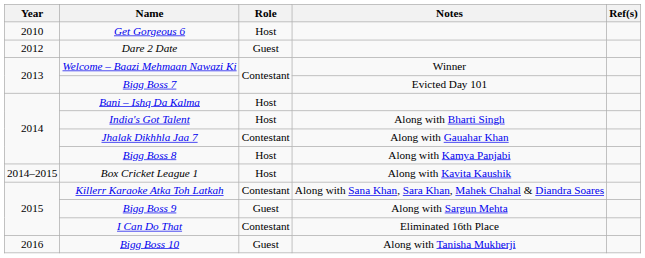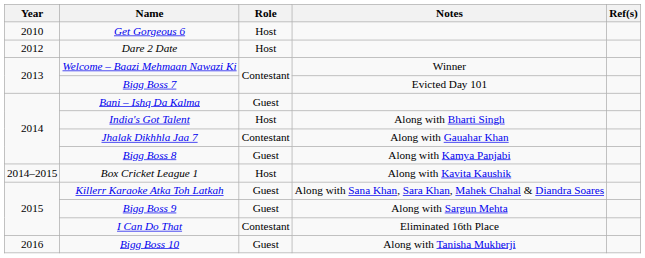(266, 48) Guest -> (266, 48) Host
(266, 102) Host -> (266, 102) Guest
(266, 155) Host -> (266, 155) Guest
(266, 191) Contestant -> (266, 191) Guest
